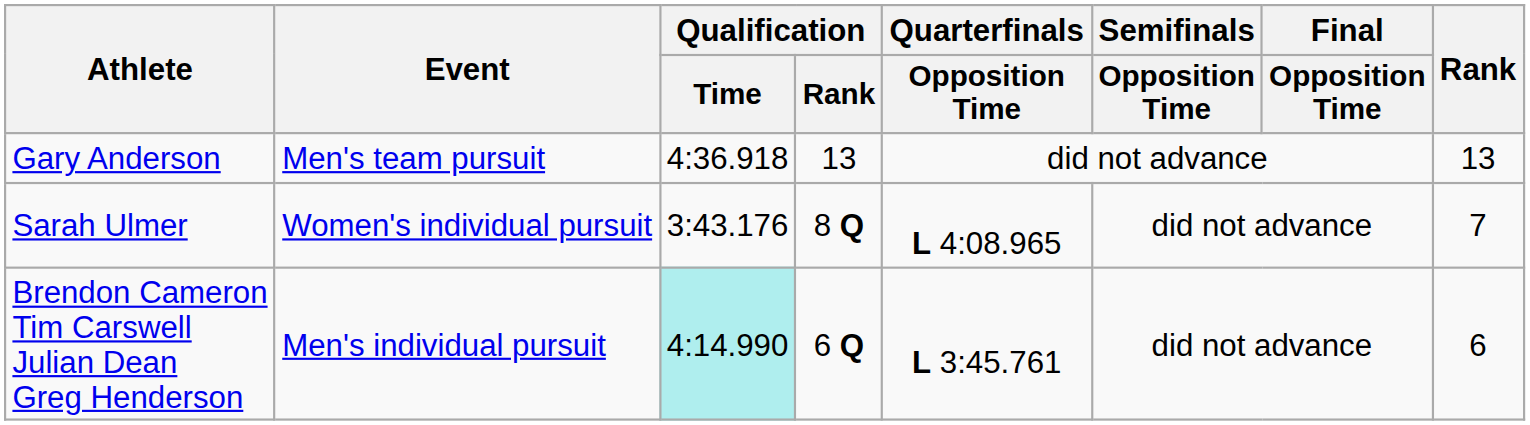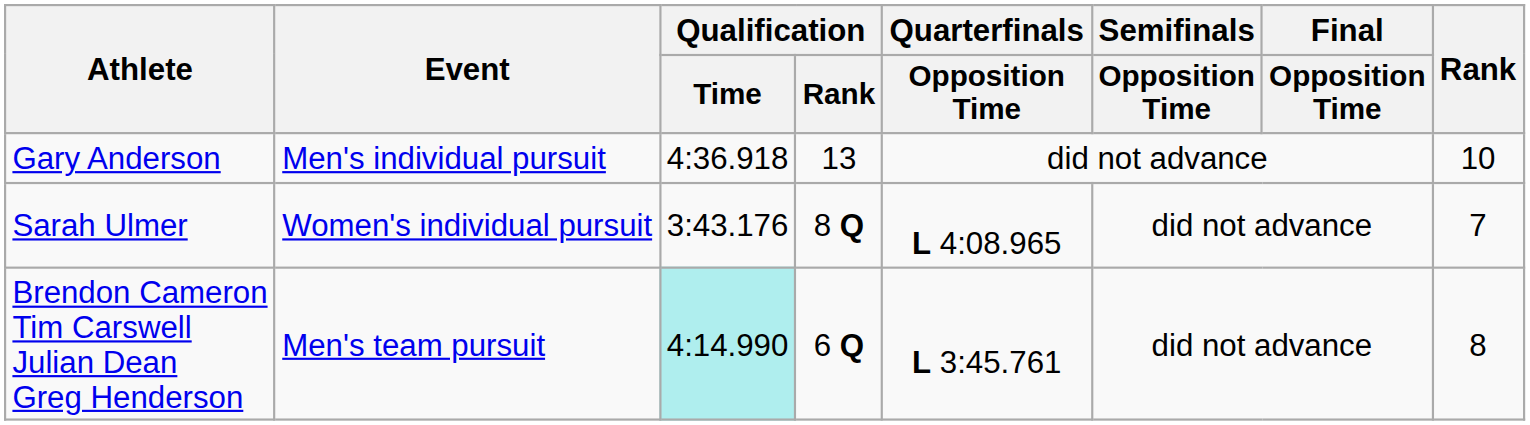(414, 159) Men's team pursuit -> (444, 159) Men's individual pursuit
(1478, 159) 13 -> (1478, 159) 10
(444, 344) Men's individual pursuit -> (414, 344) Men's team pursuit
(1478, 344) 6 -> (1478, 344) 8
